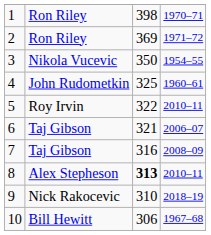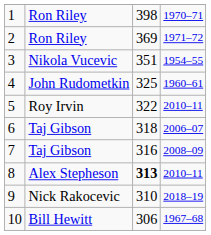(147, 60) 350 -> (147, 60) 351
(147, 128) 321 -> (147, 128) 318
